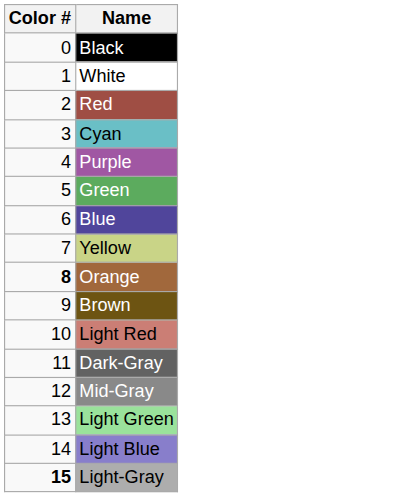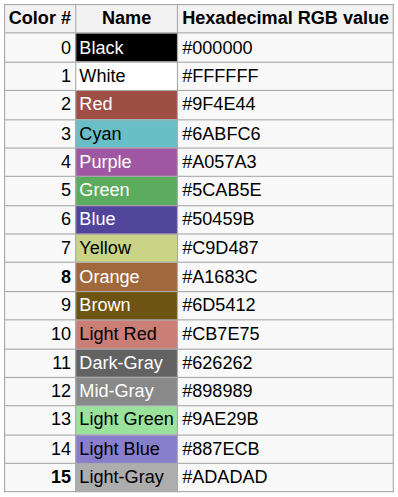+ column: (286, 18)
